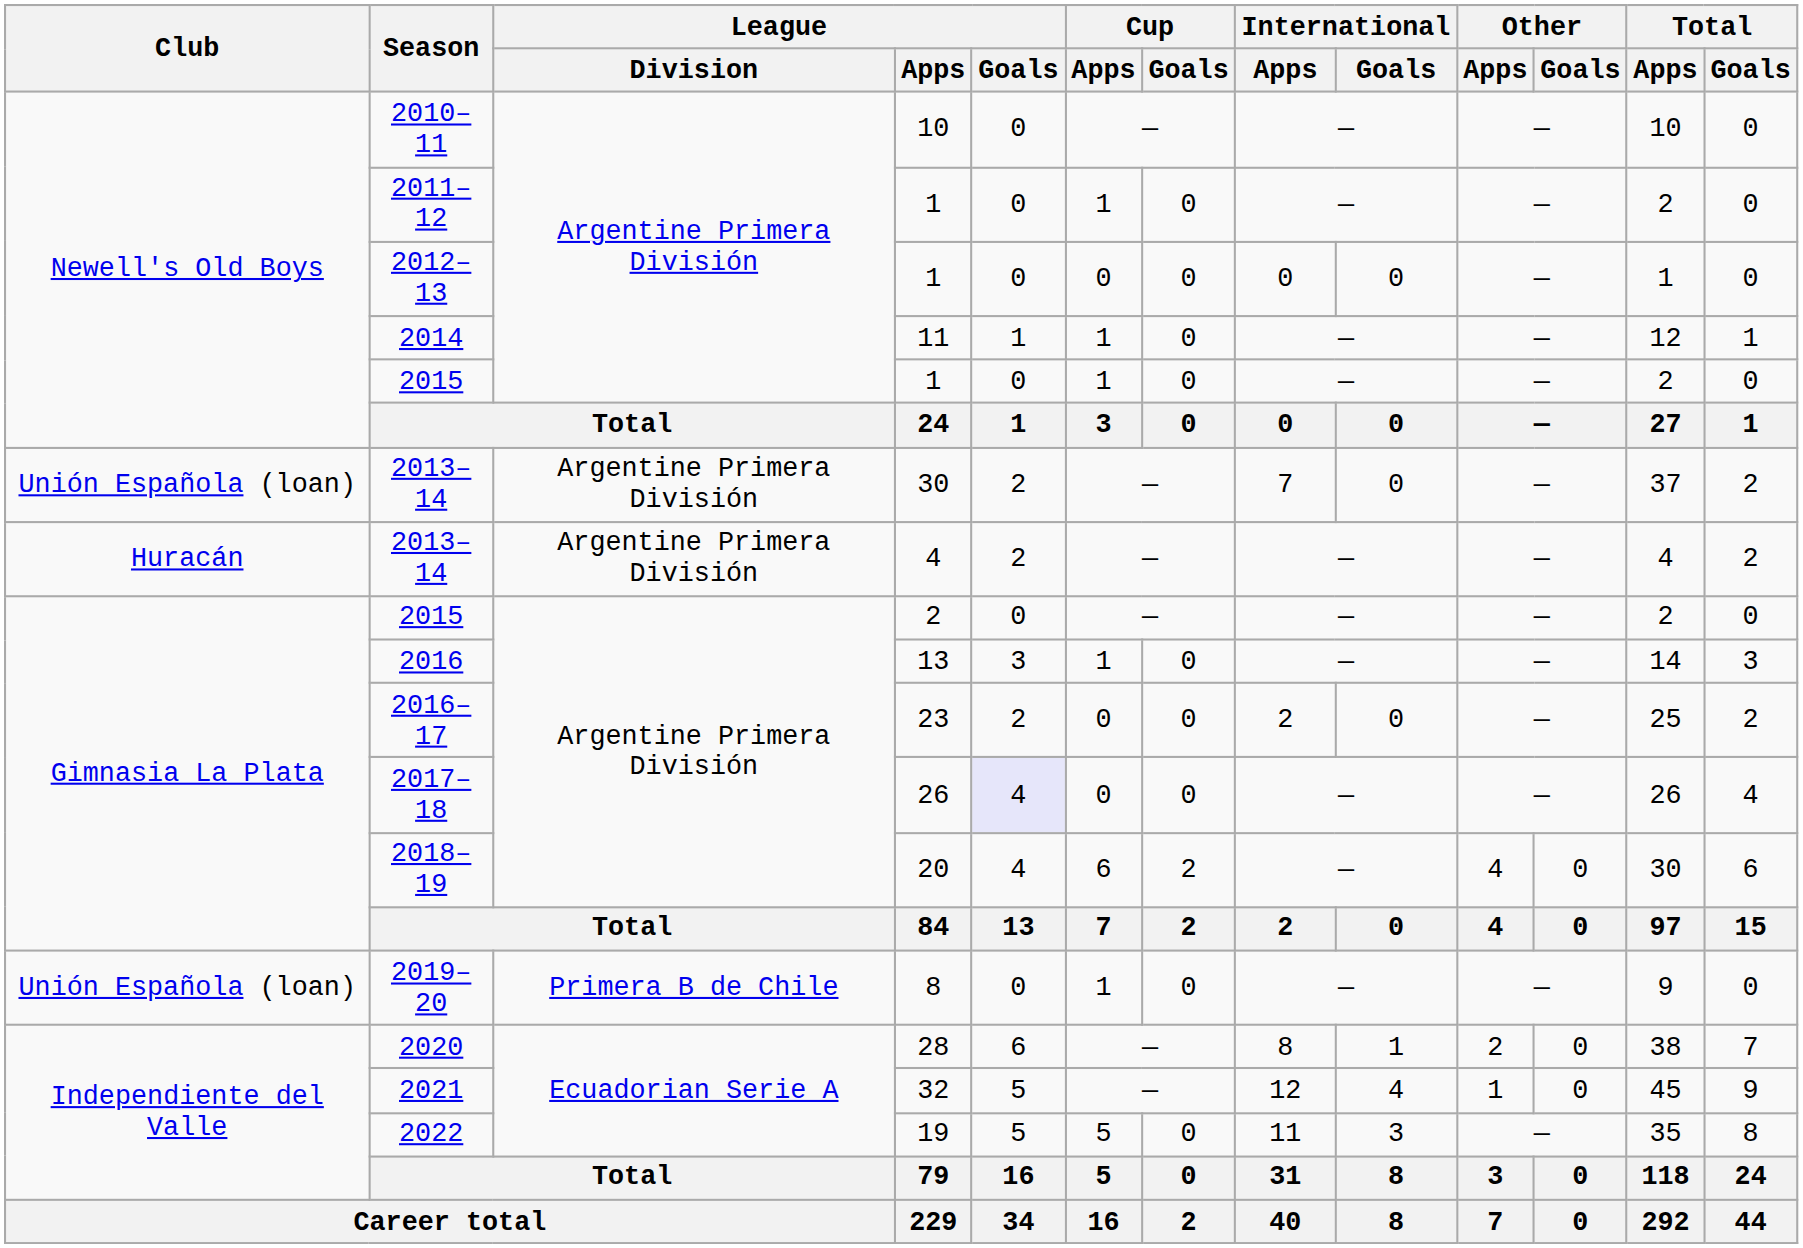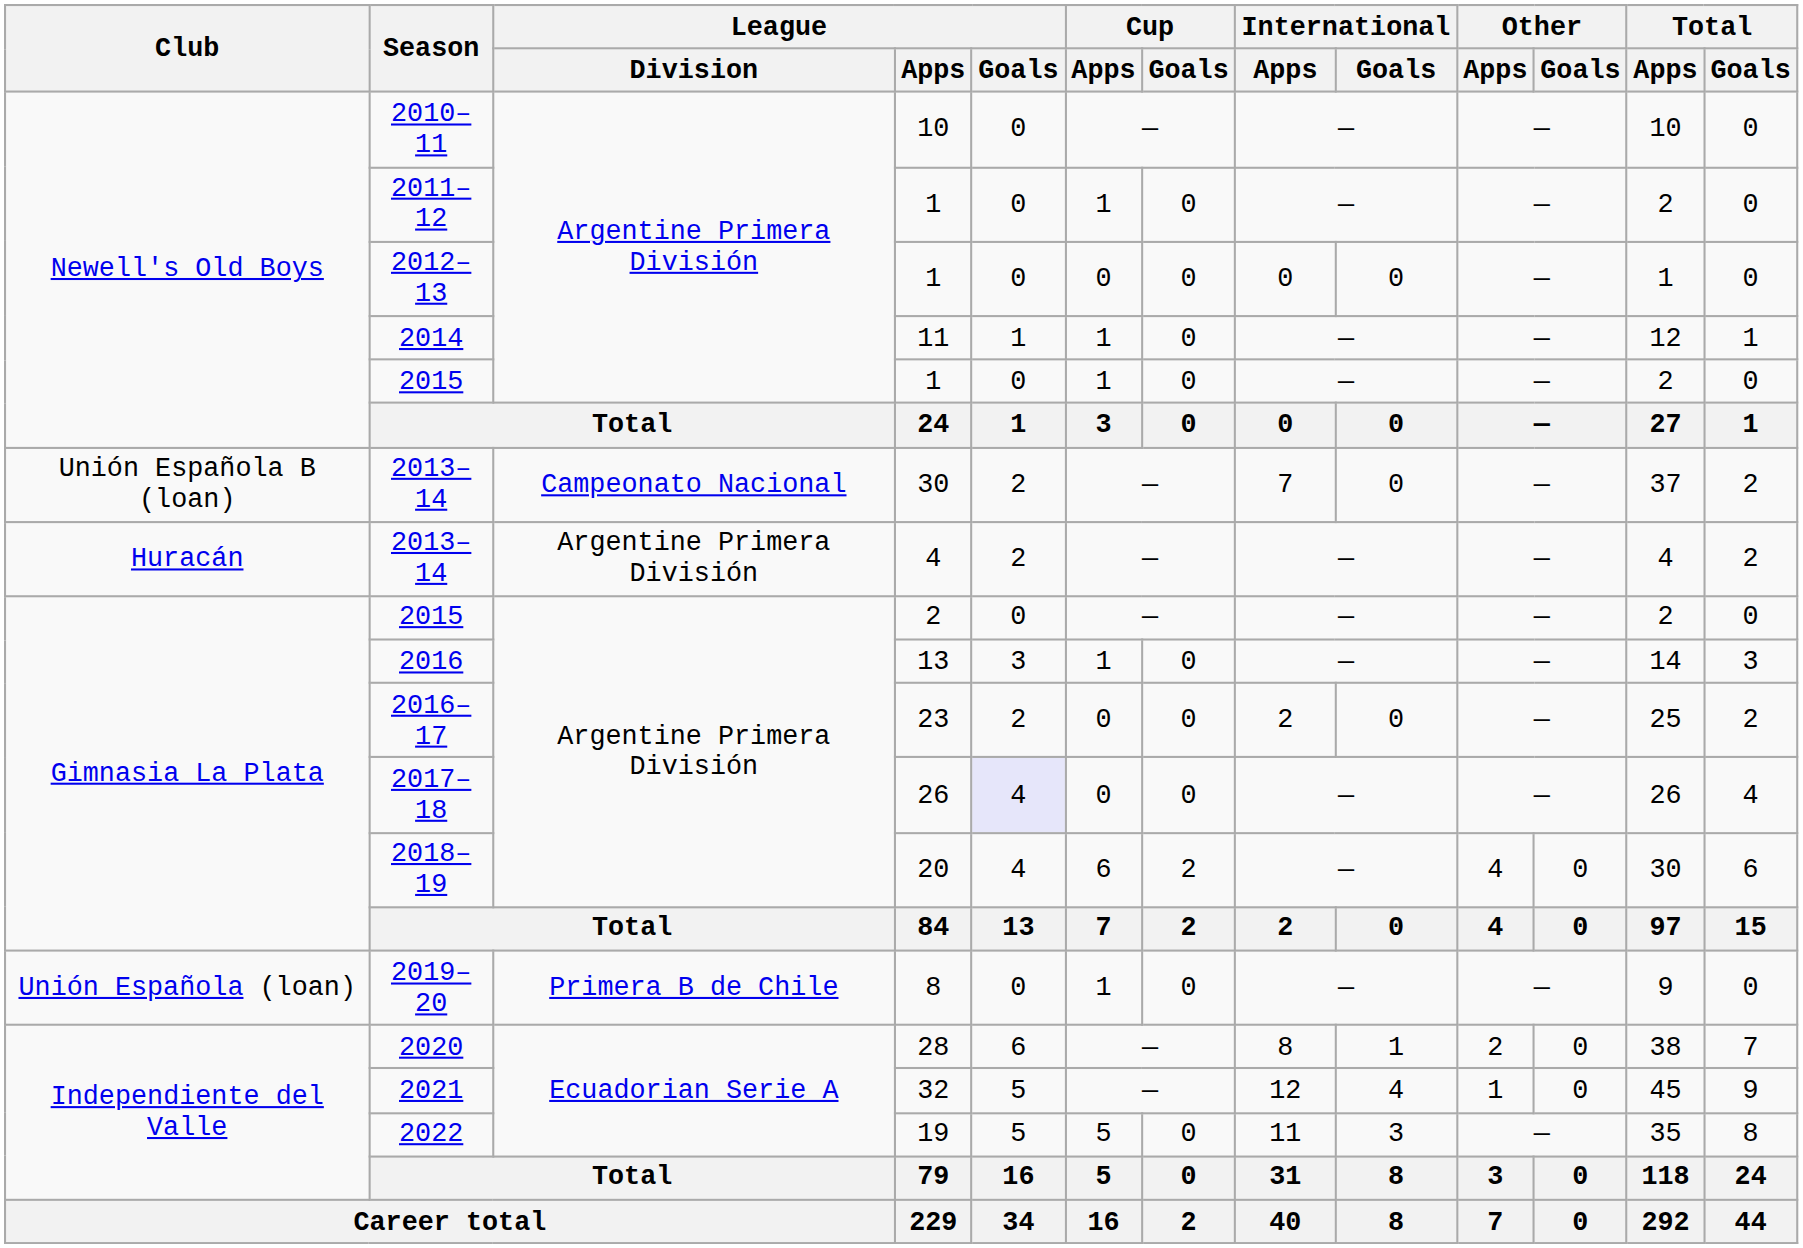(187, 484) Unión Española (loan) -> (187, 484) Unión Española B (loan)
(694, 484) Argentine Primera División -> (694, 484) Campeonato Nacional
